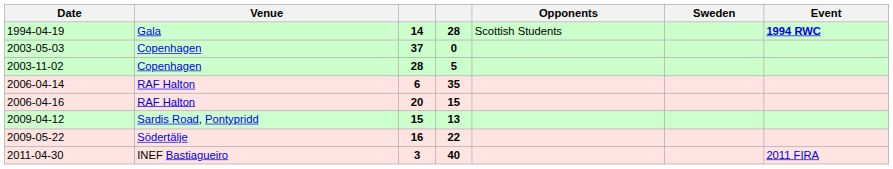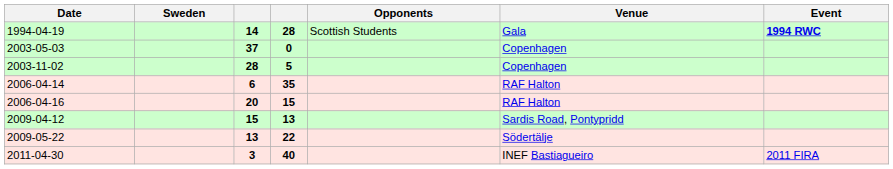columns swapped: (714, 13) <-> (267, 13)
(417, 137) 16 -> (252, 137) 13
